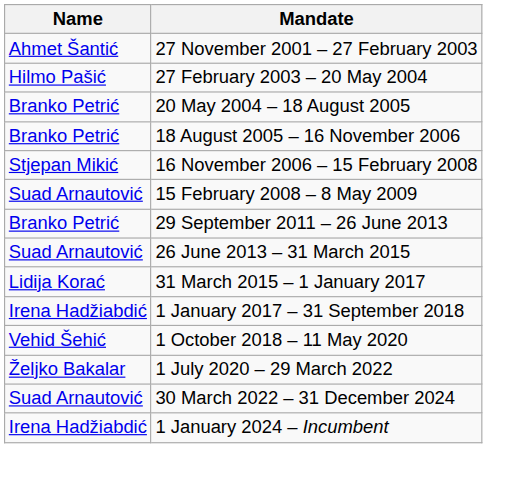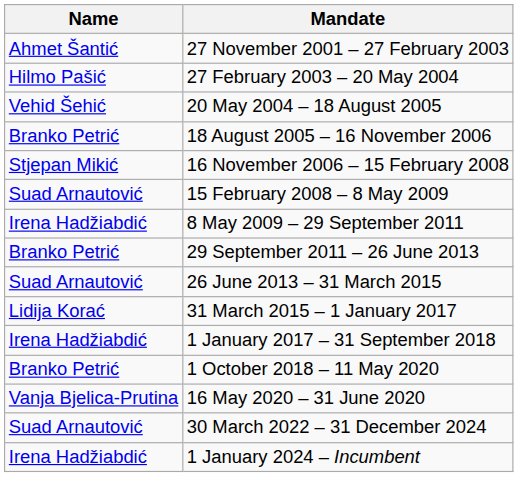(64, 106) Branko Petrić -> (57, 106) Vehid Šehić
+ row: (325, 223)
(57, 340) Vehid Šehić -> (64, 369) Branko Petrić
+ row: (306, 398)
- row: (274, 369)
